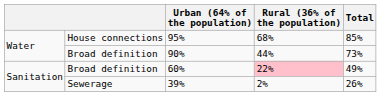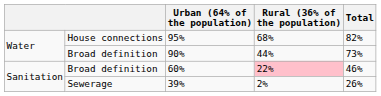(354, 38) 85% -> (354, 38) 82%
(354, 69) 49% -> (354, 69) 46%
